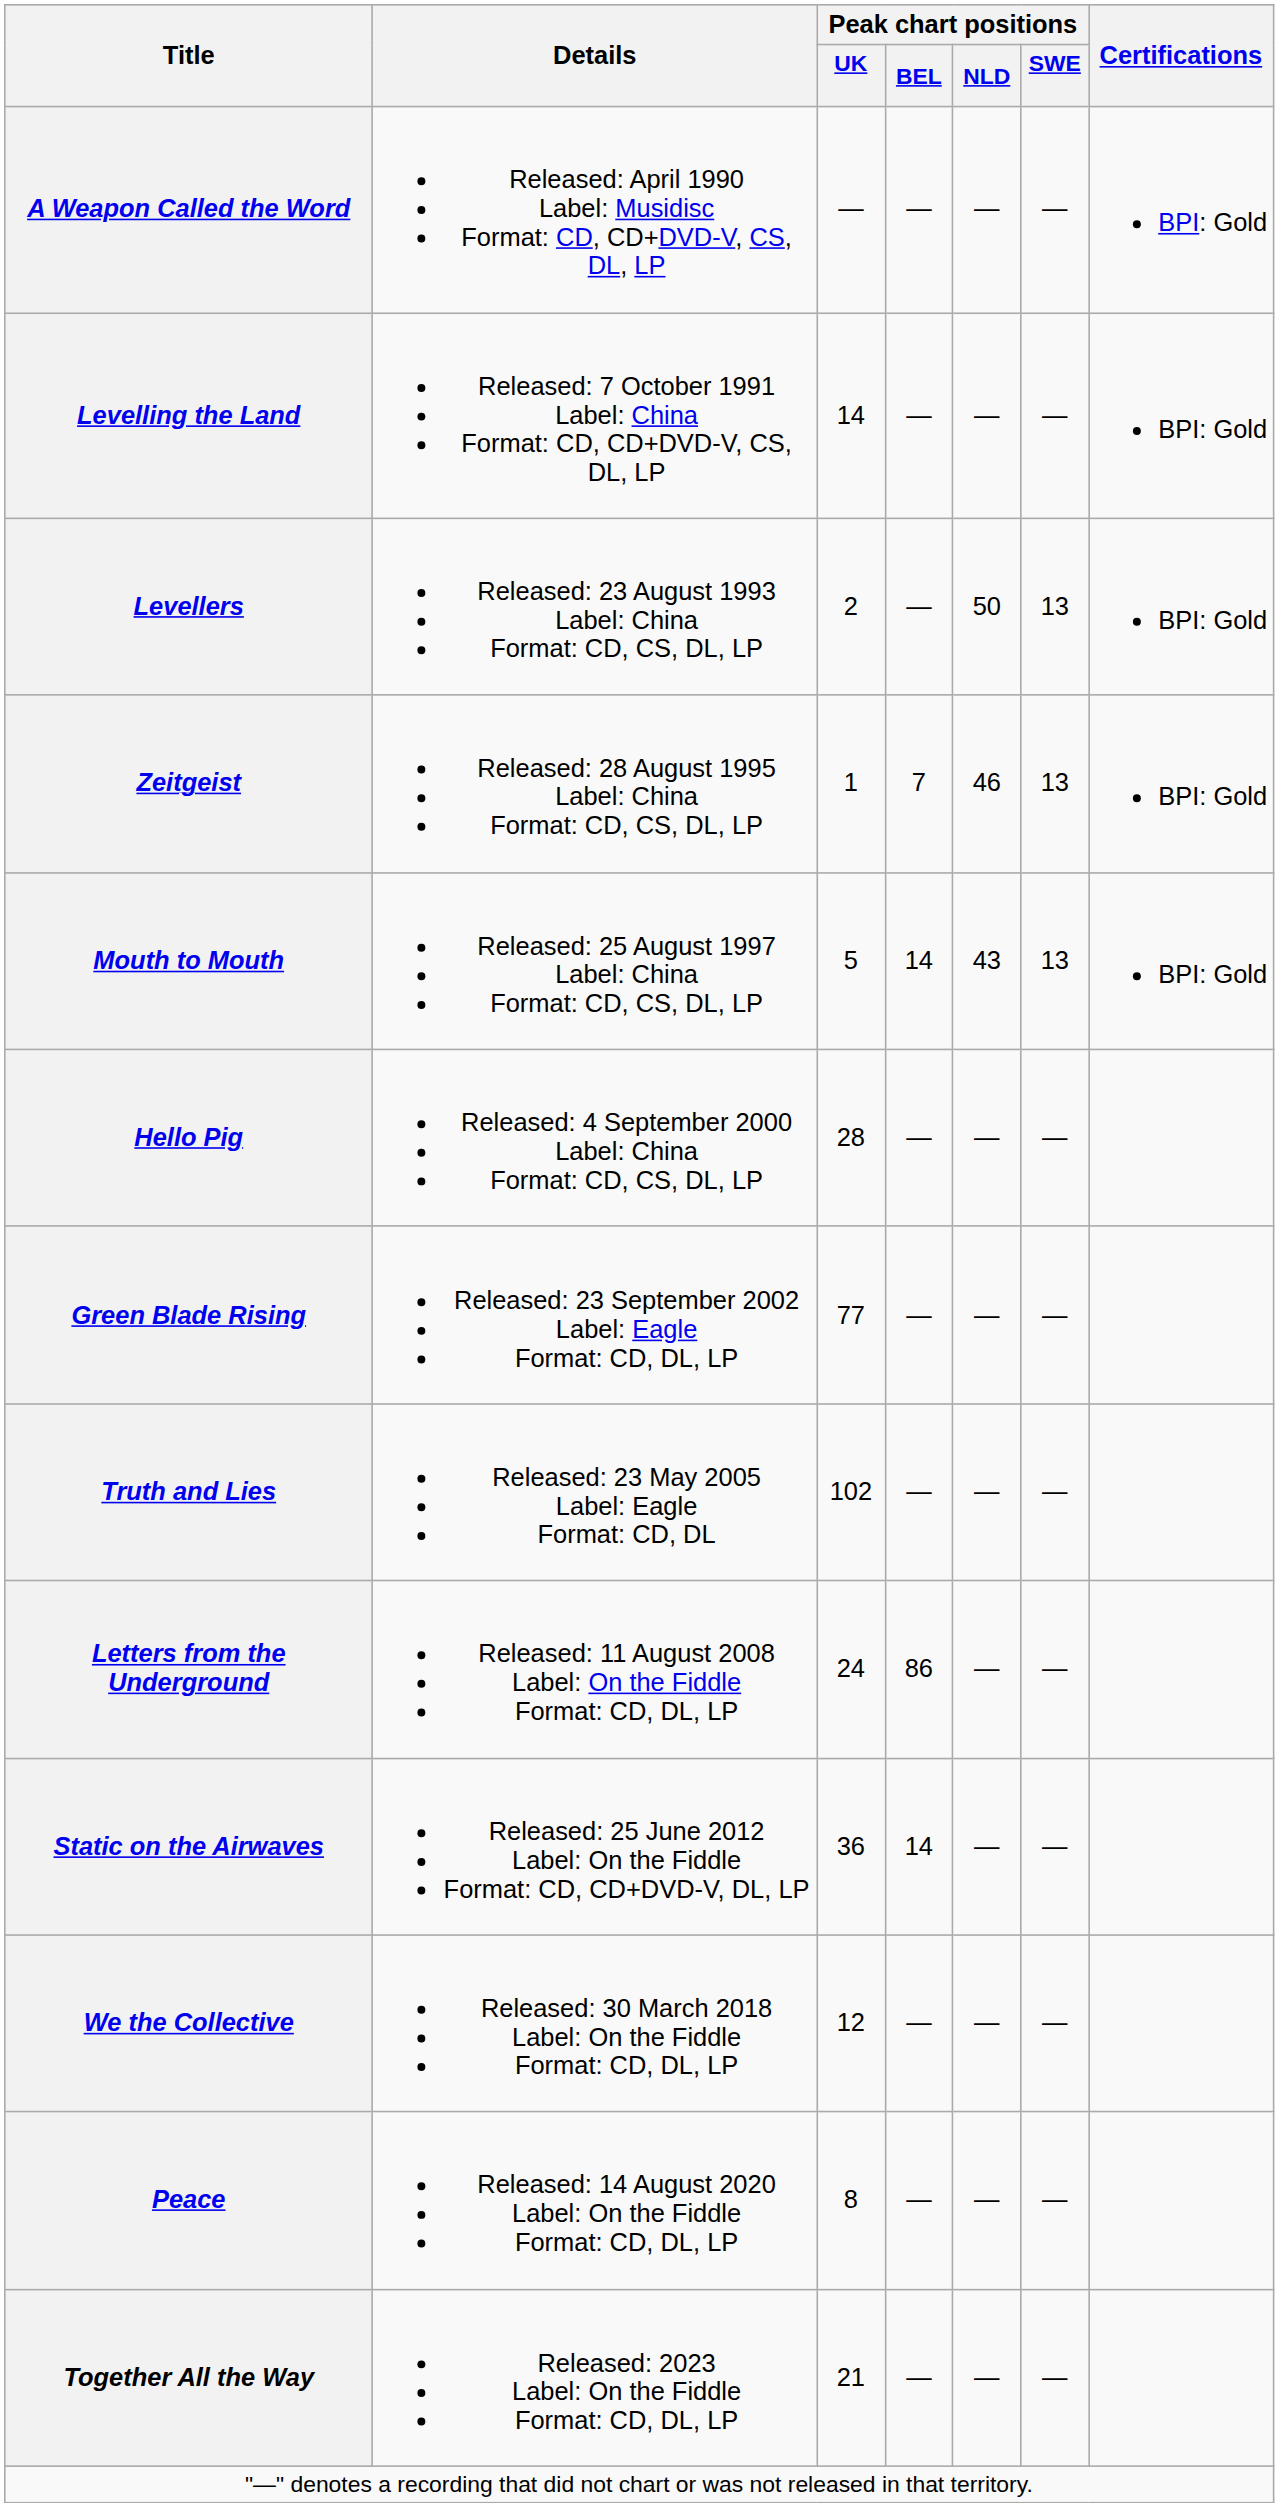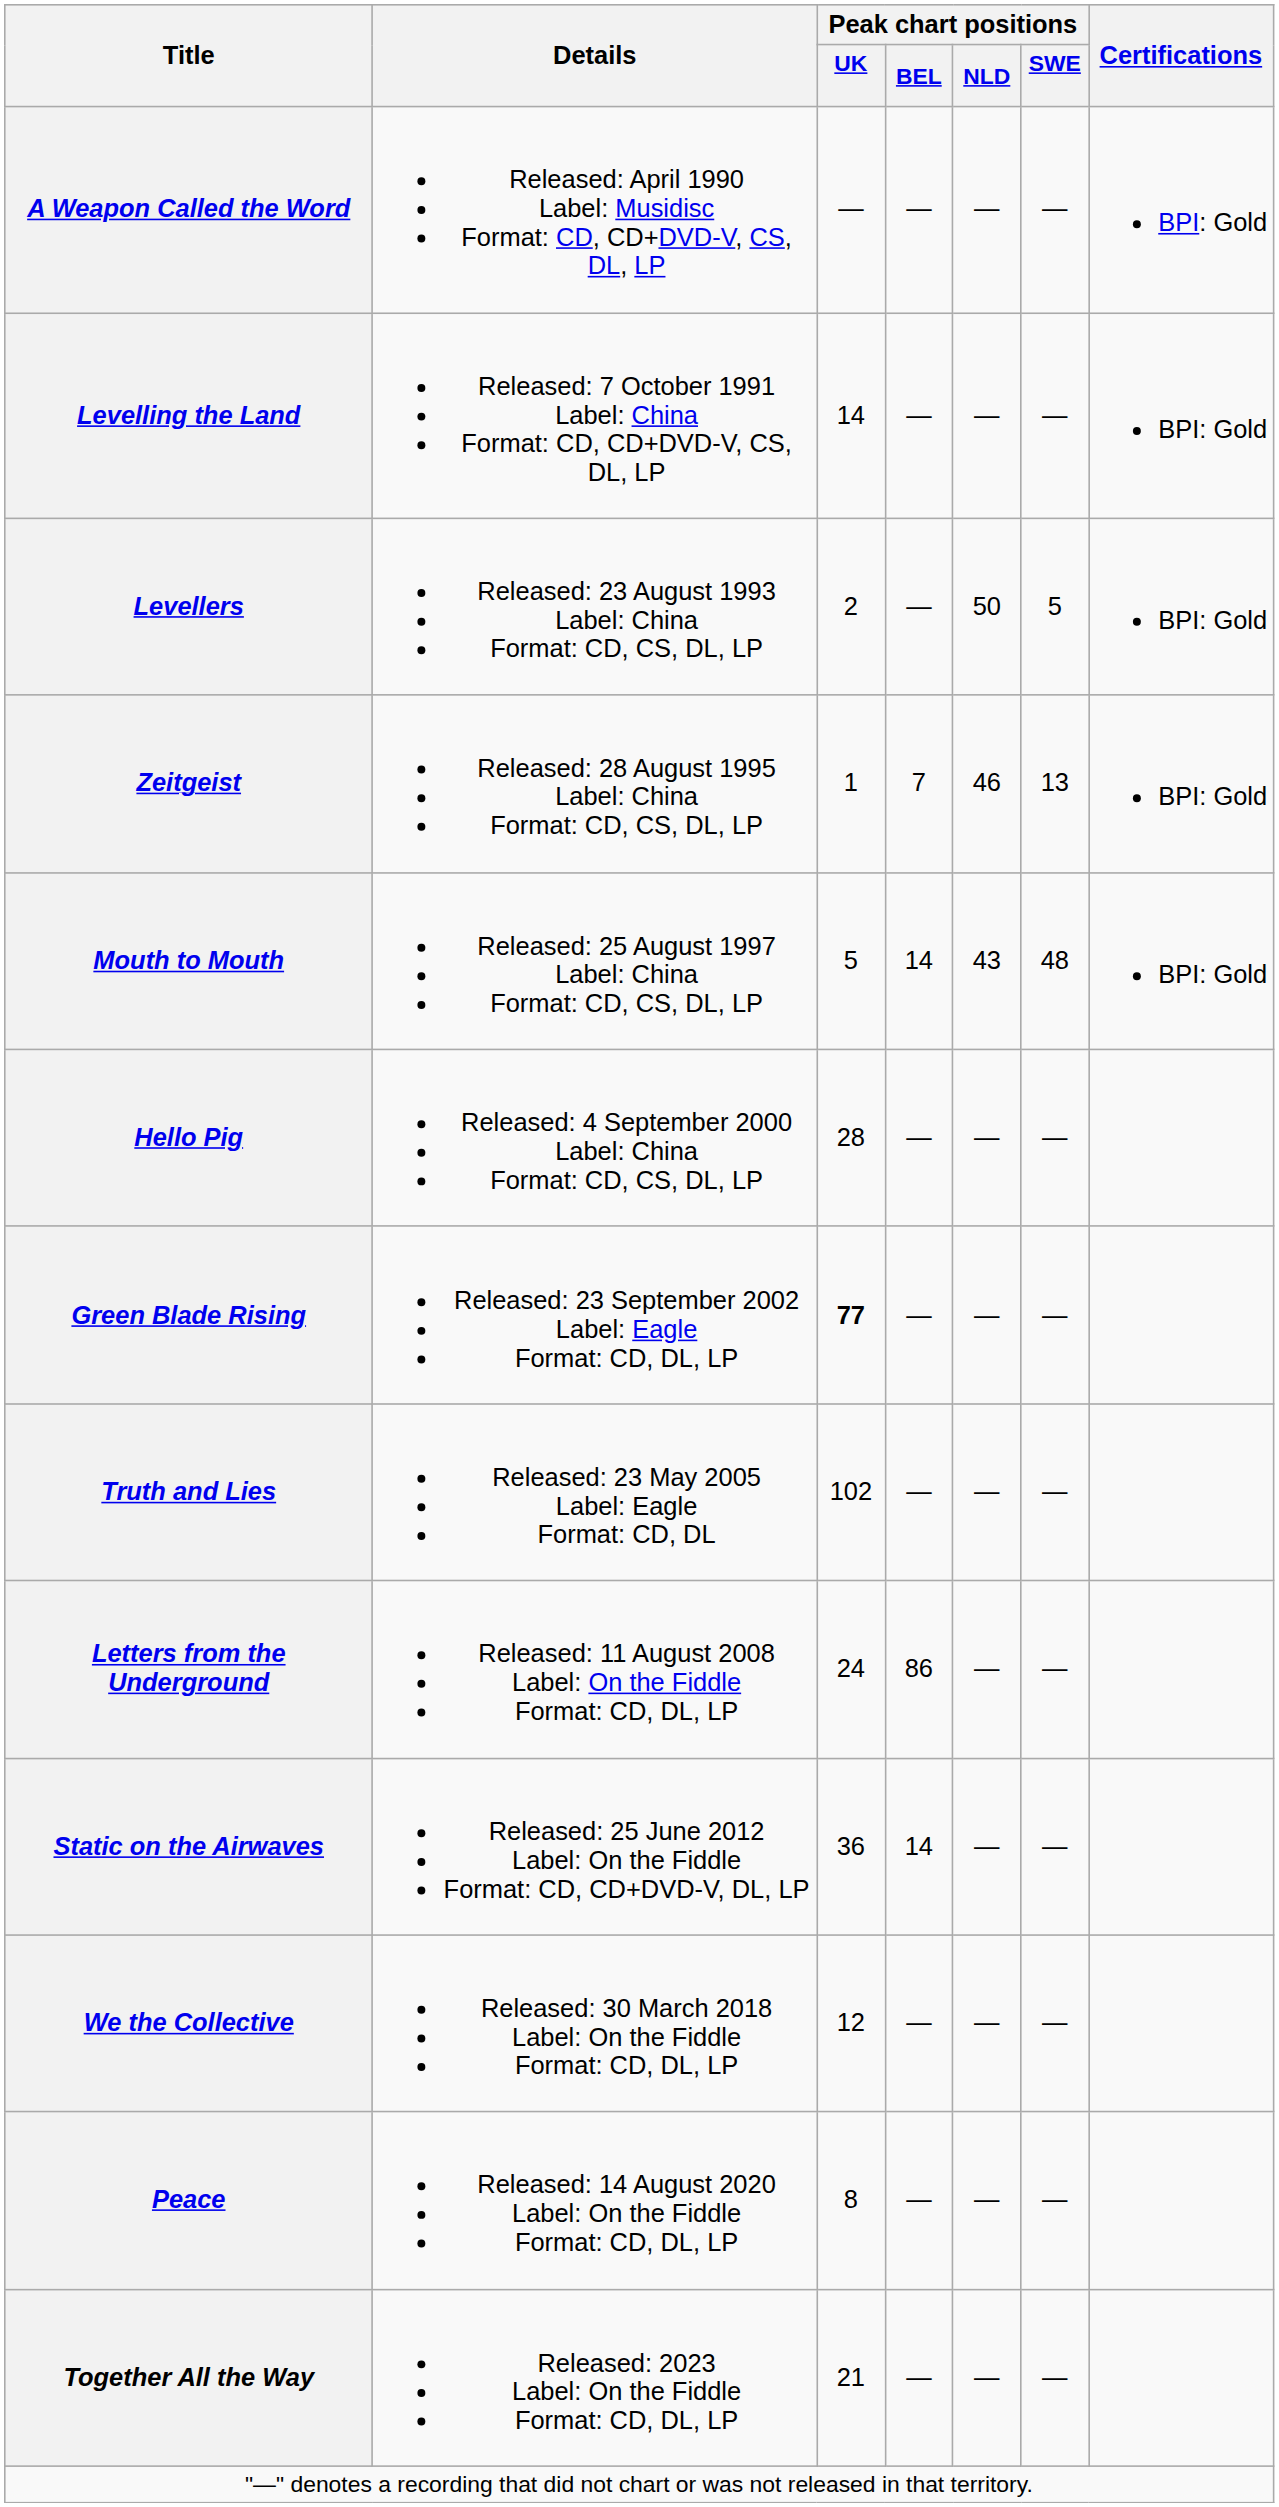(1055, 606) 13 -> (1055, 606) 5
(1055, 960) 13 -> (1055, 960) 48
(851, 1314) normal -> (851, 1314) bold
